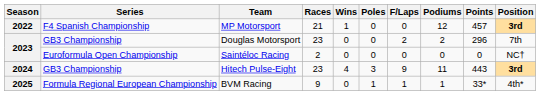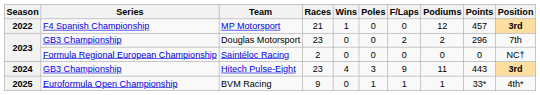(110, 55) Euroformula Open Championship -> (130, 55) Formula Regional European Championship
(130, 84) Formula Regional European Championship -> (110, 84) Euroformula Open Championship
